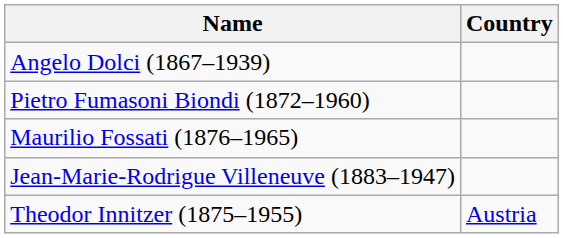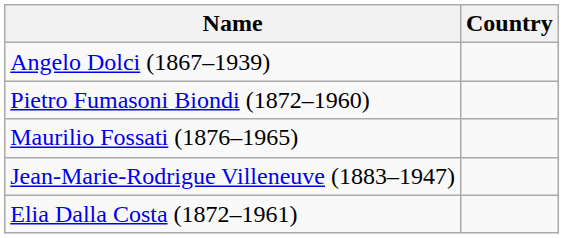+ row: (154, 213)
- row: (156, 213)
